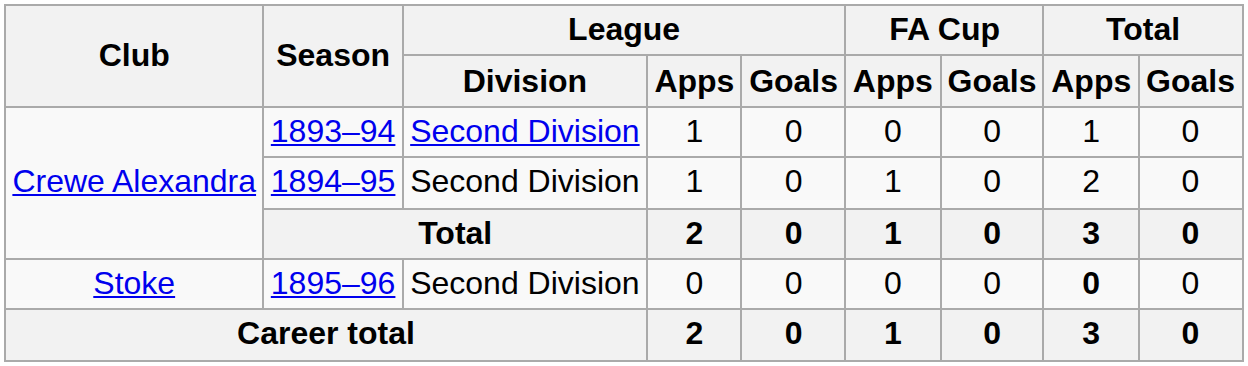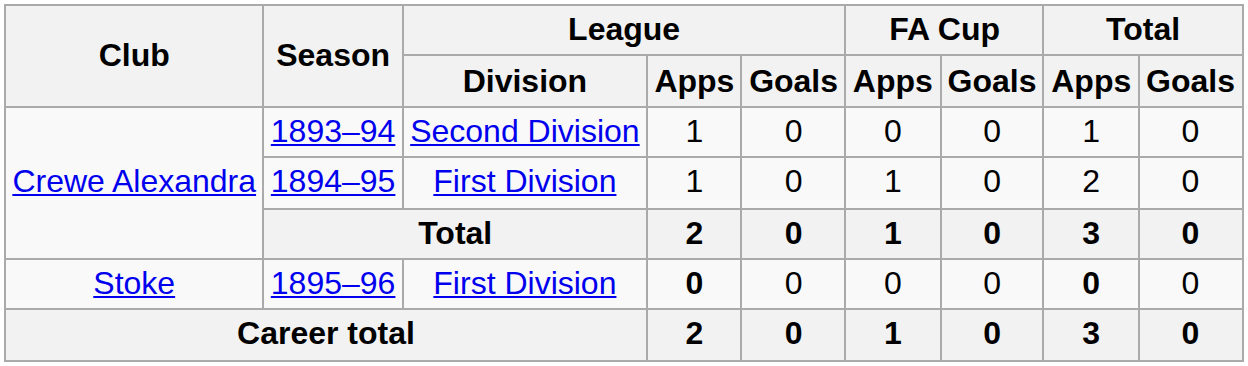(525, 182) Second Division -> (525, 182) First Division
(525, 283) Second Division -> (525, 283) First Division
(694, 283) normal -> (694, 283) bold
